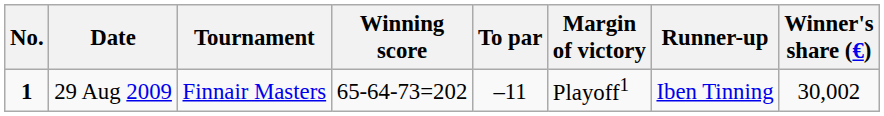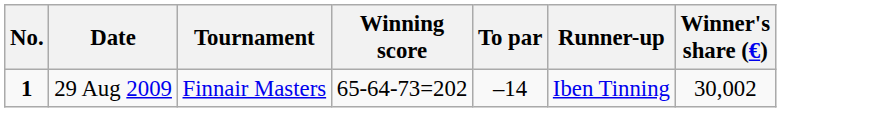- column: (599, 36)
(510, 90) –11 -> (510, 88) –14
